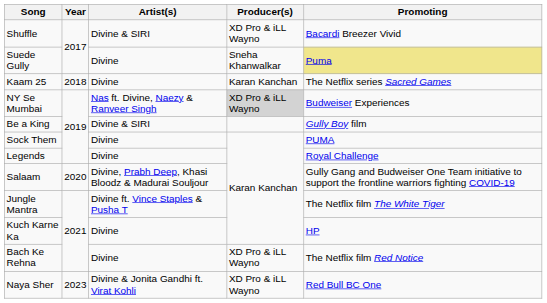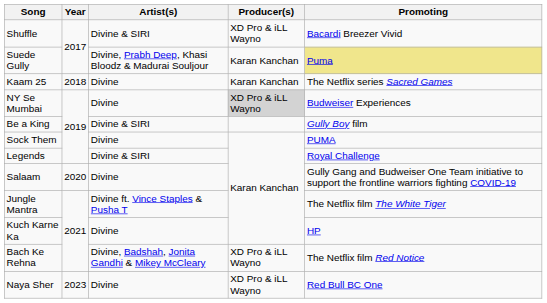(105, 60) Divine -> (150, 60) Divine, Prabh Deep, Khasi Bloodz & Madurai Souljour
(255, 60) Sneha Khanwalkar -> (264, 60) Karan Kanchan
(142, 103) Nas ft. Divine, Naezy & Ranveer Singh -> (105, 103) Divine
(105, 155) Divine -> (120, 155) Divine & SIRI
(150, 177) Divine, Prabh Deep, Khasi Bloodz & Madurai Souljour -> (105, 177) Divine
(105, 257) Divine -> (148, 257) Divine, Badshah, Jonita Gandhi & Mikey McCleary
(147, 284) Divine & Jonita Gandhi ft. Virat Kohli -> (105, 284) Divine
